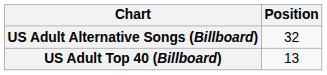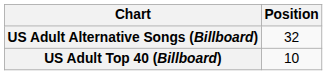(292, 59) 13 -> (292, 59) 10
